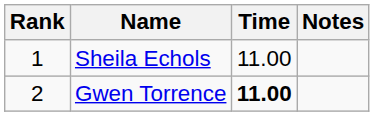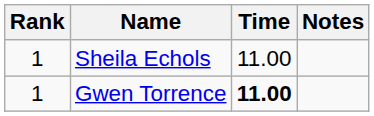(37, 93) 2 -> (37, 93) 1
